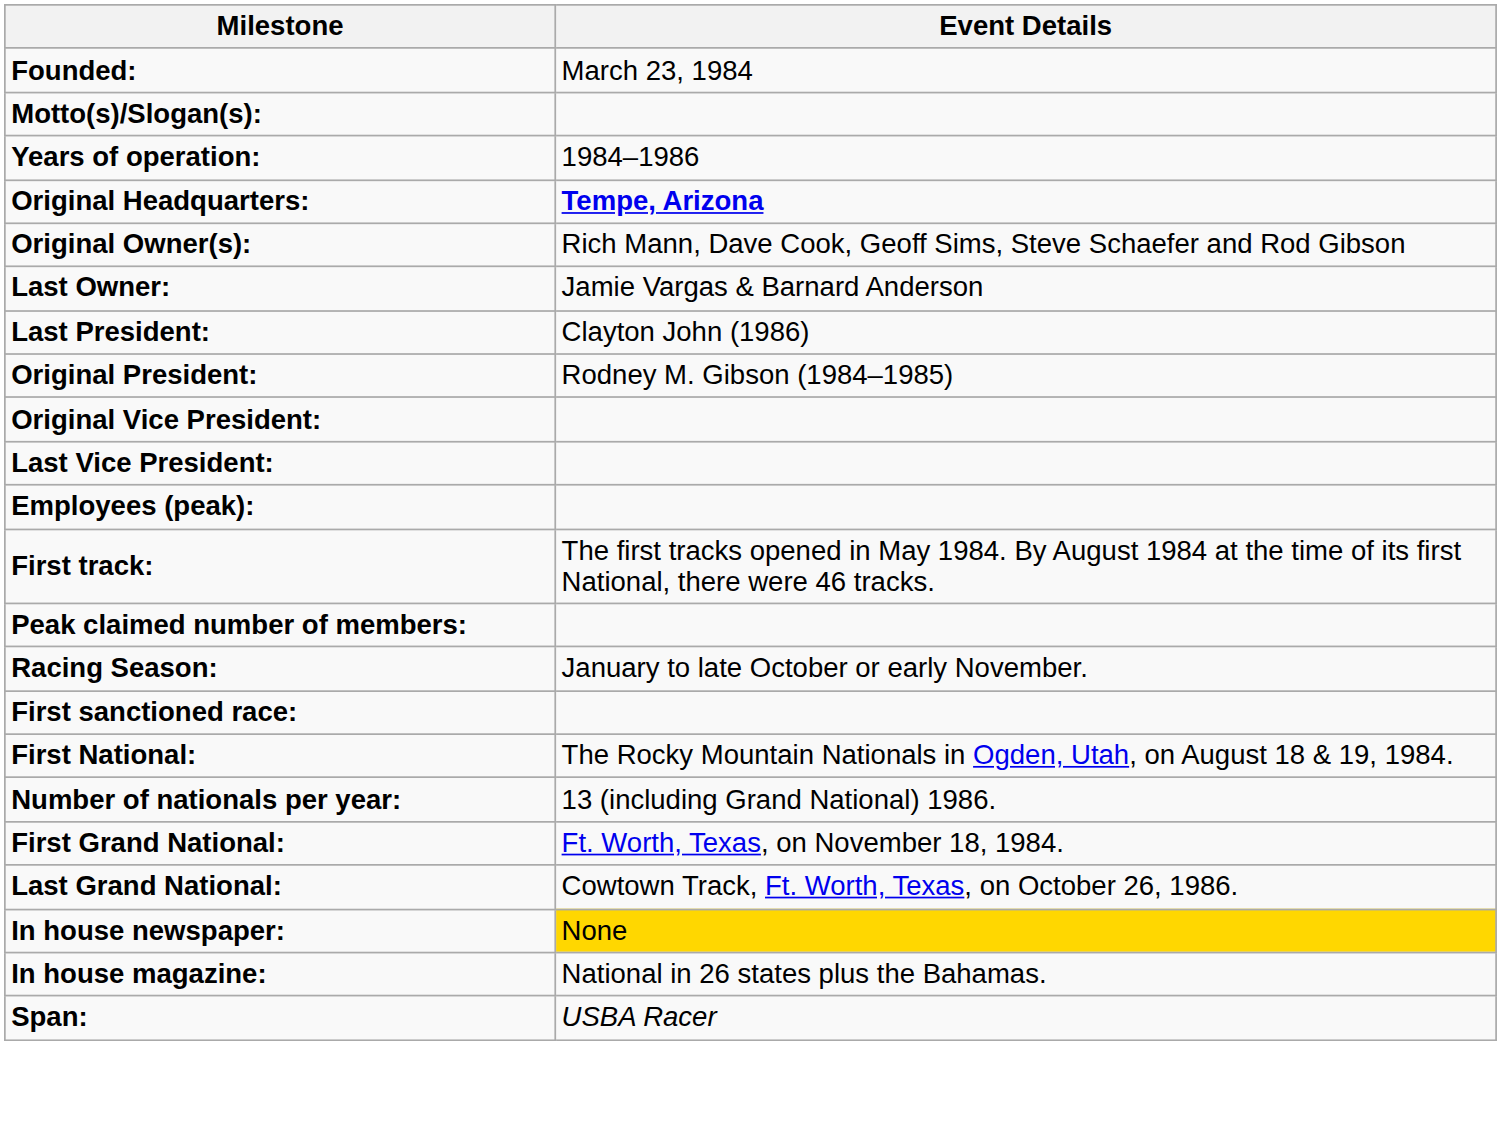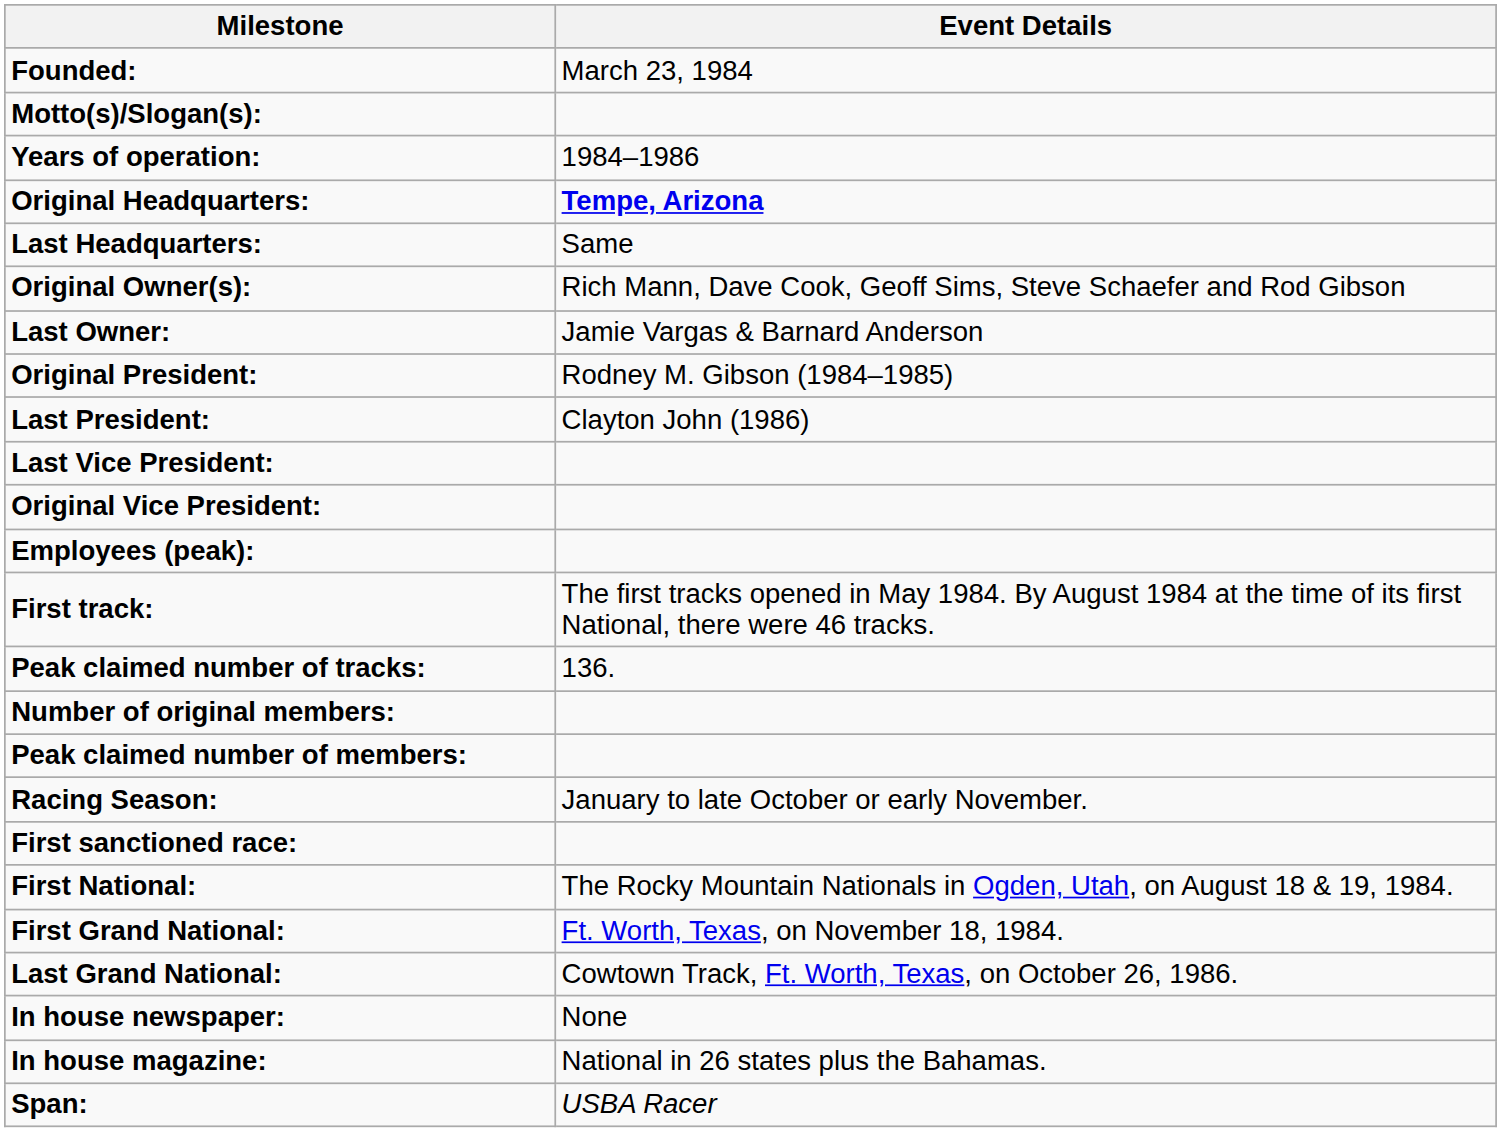+ row: (137, 244)
rows swapped: (134, 375) <-> (111, 331)
rows swapped: (166, 419) <-> (142, 462)
+ row: (218, 668)
+ row: (203, 711)
- row: (206, 799)
(594, 930) gold background -> (594, 1017) no background
